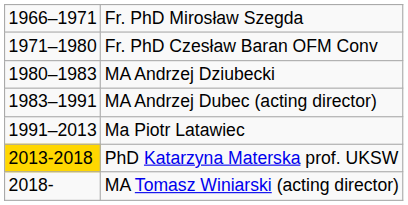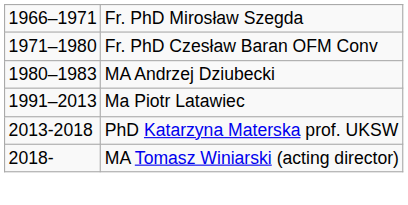- row: (241, 102)
(51, 158) gold background -> (51, 130) no background
